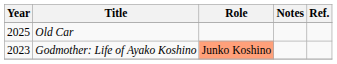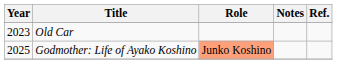(19, 31) 2025 -> (19, 31) 2023
(19, 50) 2023 -> (19, 50) 2025
